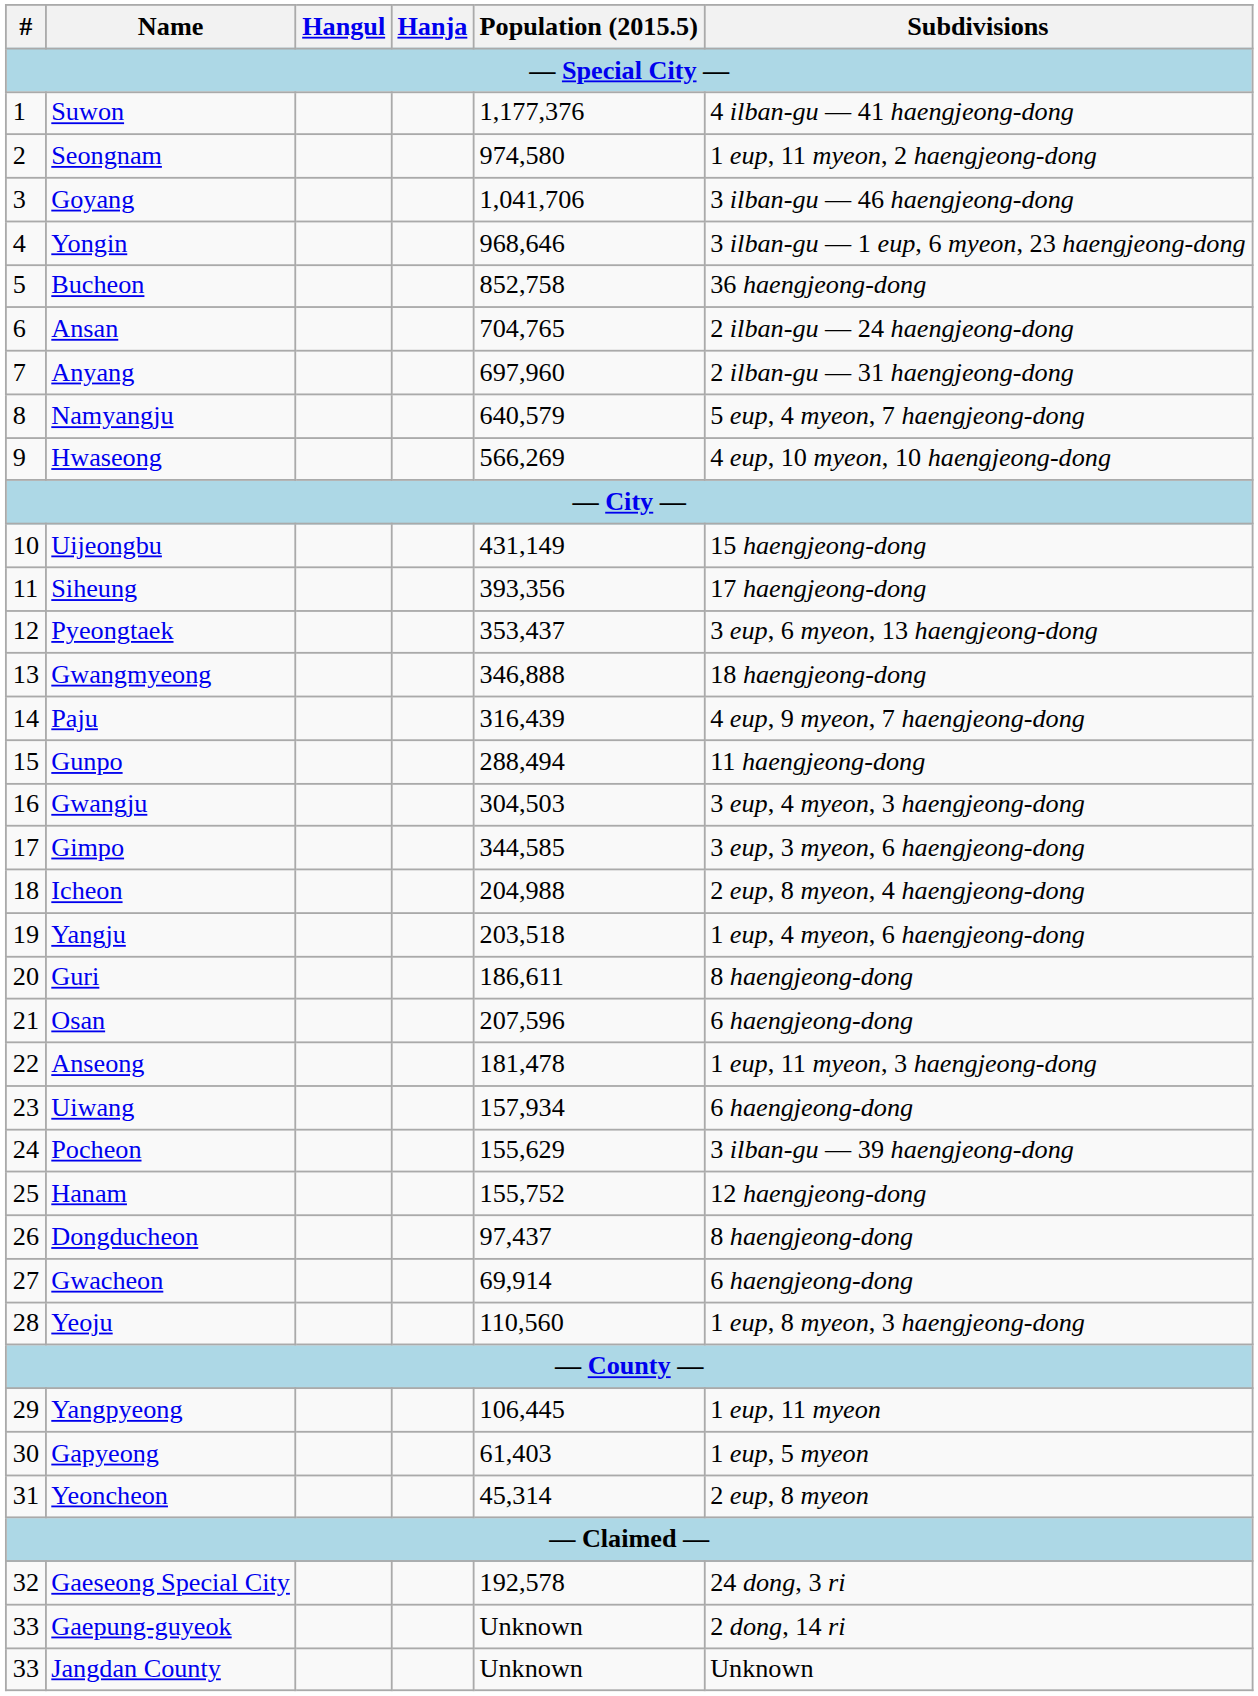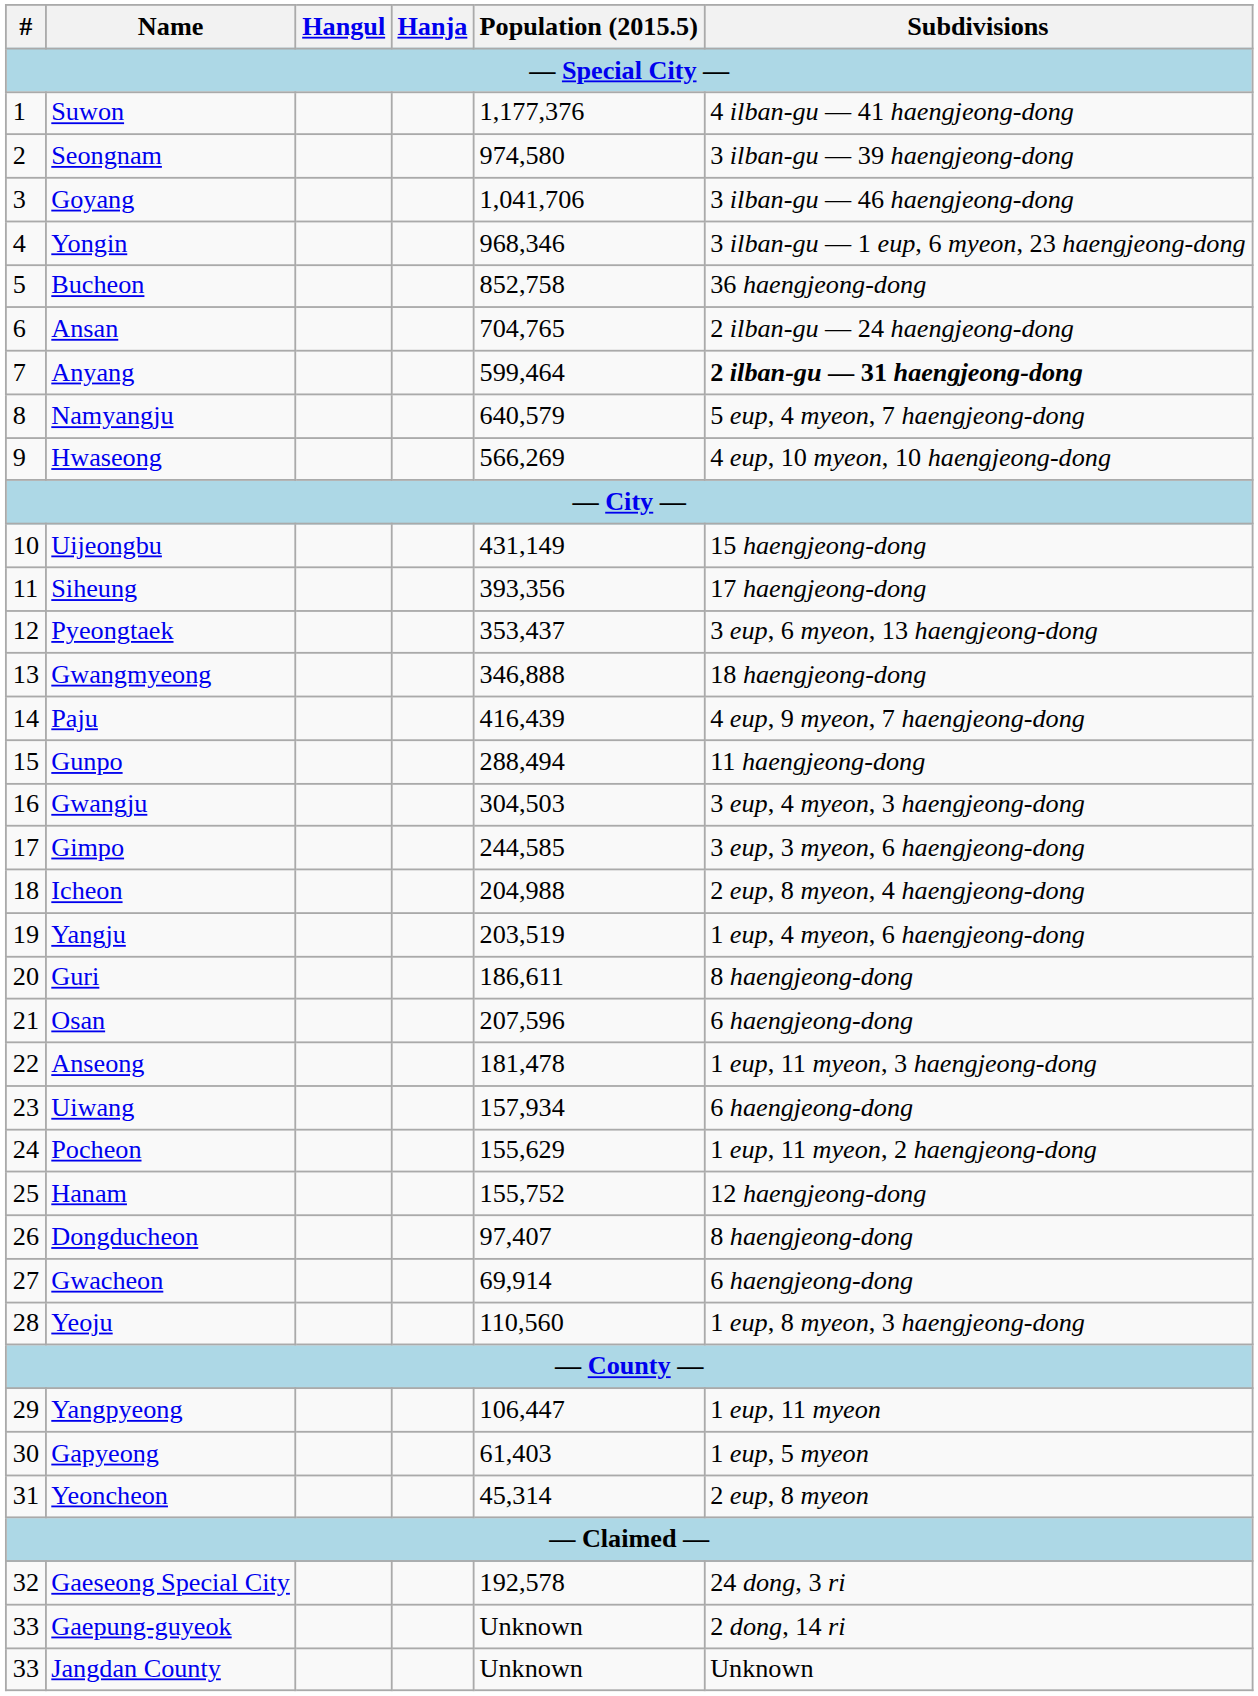(904, 155) 1 eup, 11 myeon, 2 haengjeong-dong -> (892, 155) 3 ilban-gu — 39 haengjeong-dong
(522, 242) 968,646 -> (522, 242) 968,346
(522, 371) 697,960 -> (522, 371) 599,464
(892, 371) normal -> (896, 371) bold
(522, 717) 316,439 -> (522, 717) 416,439
(522, 847) 344,585 -> (522, 847) 244,585
(522, 933) 203,518 -> (522, 933) 203,519
(892, 1149) 3 ilban-gu — 39 haengjeong-dong -> (904, 1149) 1 eup, 11 myeon, 2 haengjeong-dong
(516, 1236) 97,437 -> (516, 1236) 97,407
(522, 1409) 106,445 -> (522, 1409) 106,447
